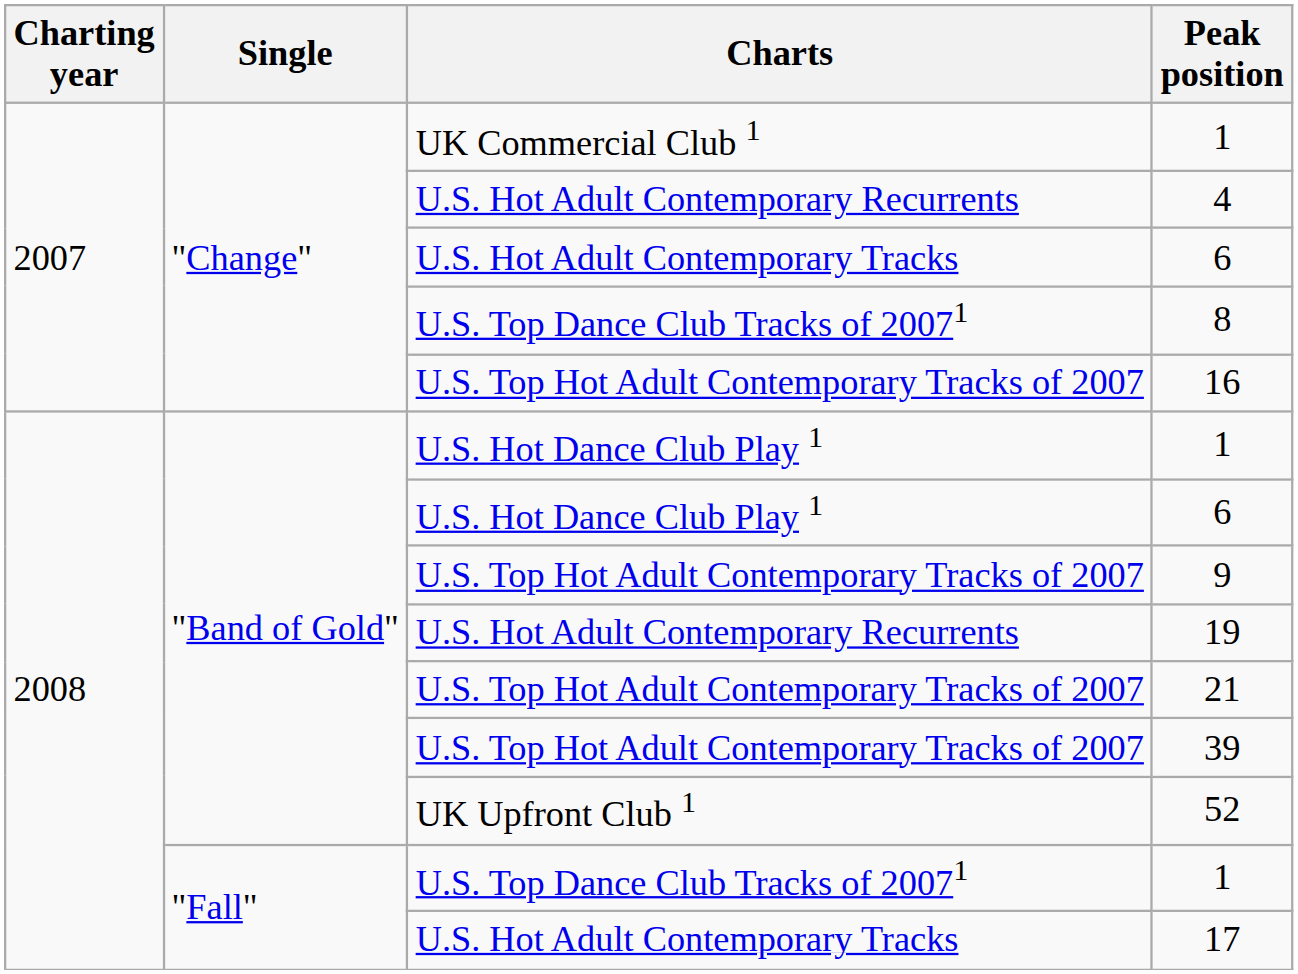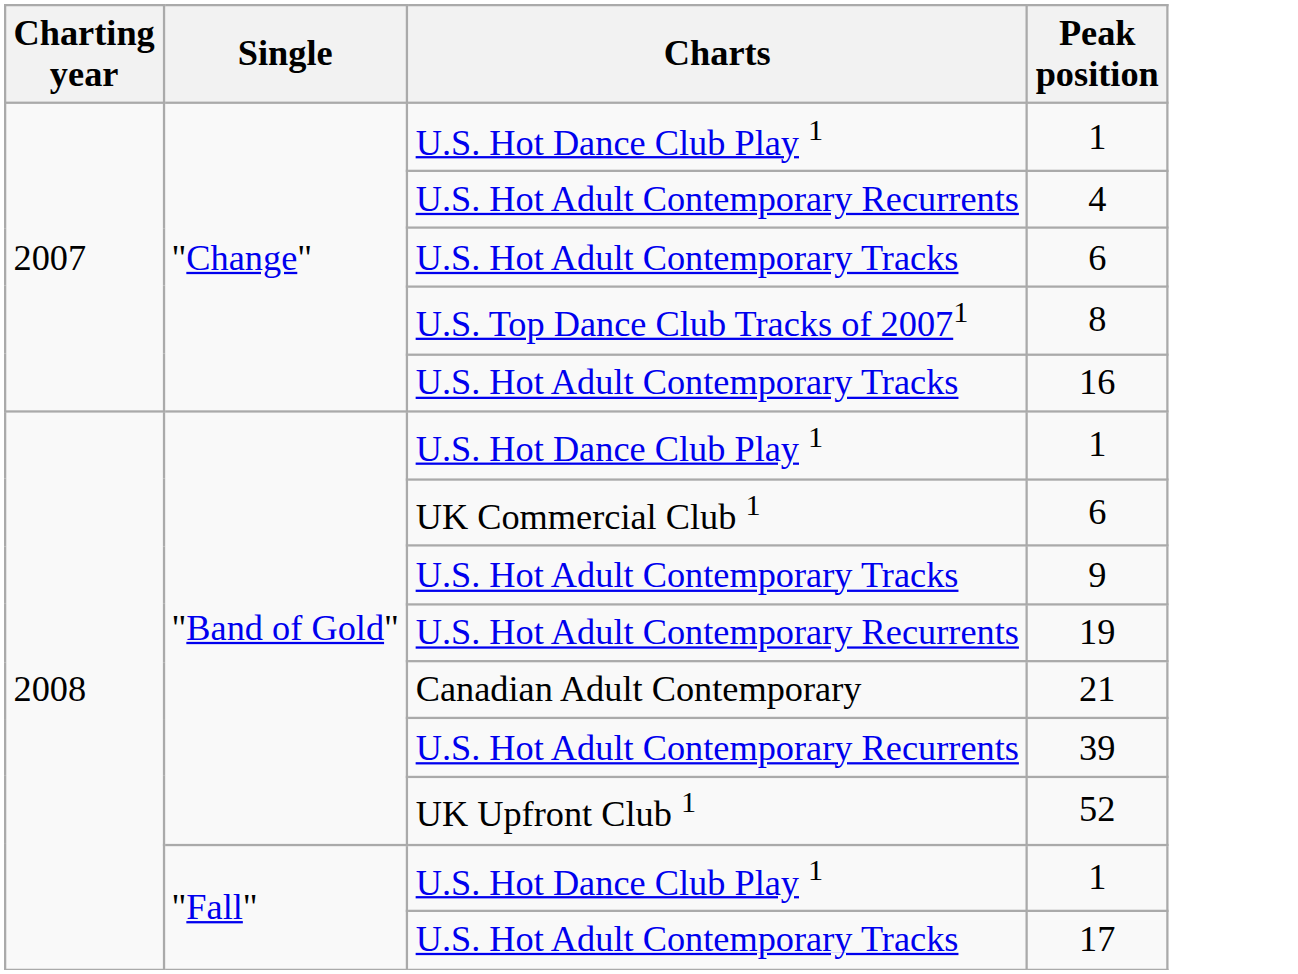(588, 136) UK Commercial Club 1 -> (619, 136) U.S. Hot Dance Club Play 1
(780, 381) U.S. Top Hot Adult Contemporary Tracks of 2007 -> (687, 381) U.S. Hot Adult Contemporary Tracks
(619, 511) U.S. Hot Dance Club Play 1 -> (588, 511) UK Commercial Club 1
(780, 574) U.S. Top Hot Adult Contemporary Tracks of 2007 -> (687, 574) U.S. Hot Adult Contemporary Tracks
(780, 689) U.S. Top Hot Adult Contemporary Tracks of 2007 -> (639, 689) Canadian Adult Contemporary
(780, 747) U.S. Top Hot Adult Contemporary Tracks of 2007 -> (717, 747) U.S. Hot Adult Contemporary Recurrents
(692, 877) U.S. Top Dance Club Tracks of 20071 -> (619, 877) U.S. Hot Dance Club Play 1
